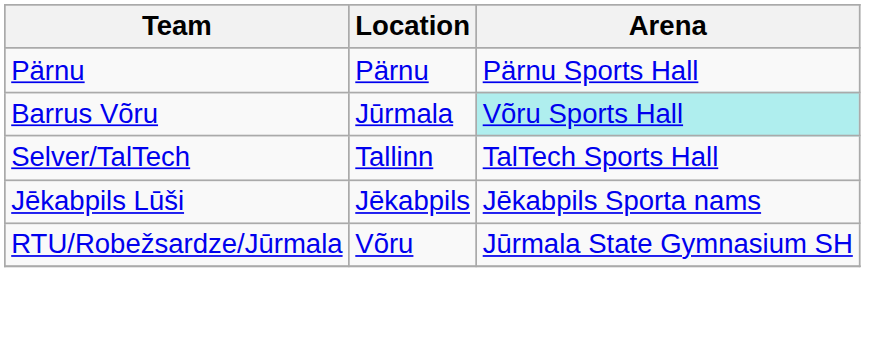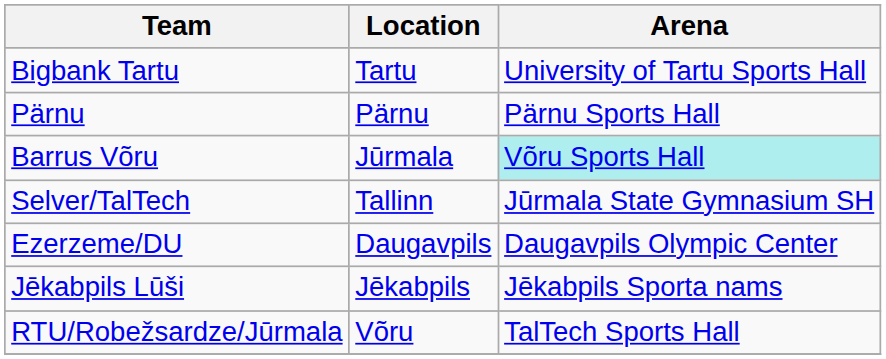+ row: (95, 69)
(600, 157) TalTech Sports Hall -> (689, 200) Jūrmala State Gymnasium SH
+ row: (97, 244)
(668, 244) Jūrmala State Gymnasium SH -> (622, 331) TalTech Sports Hall
